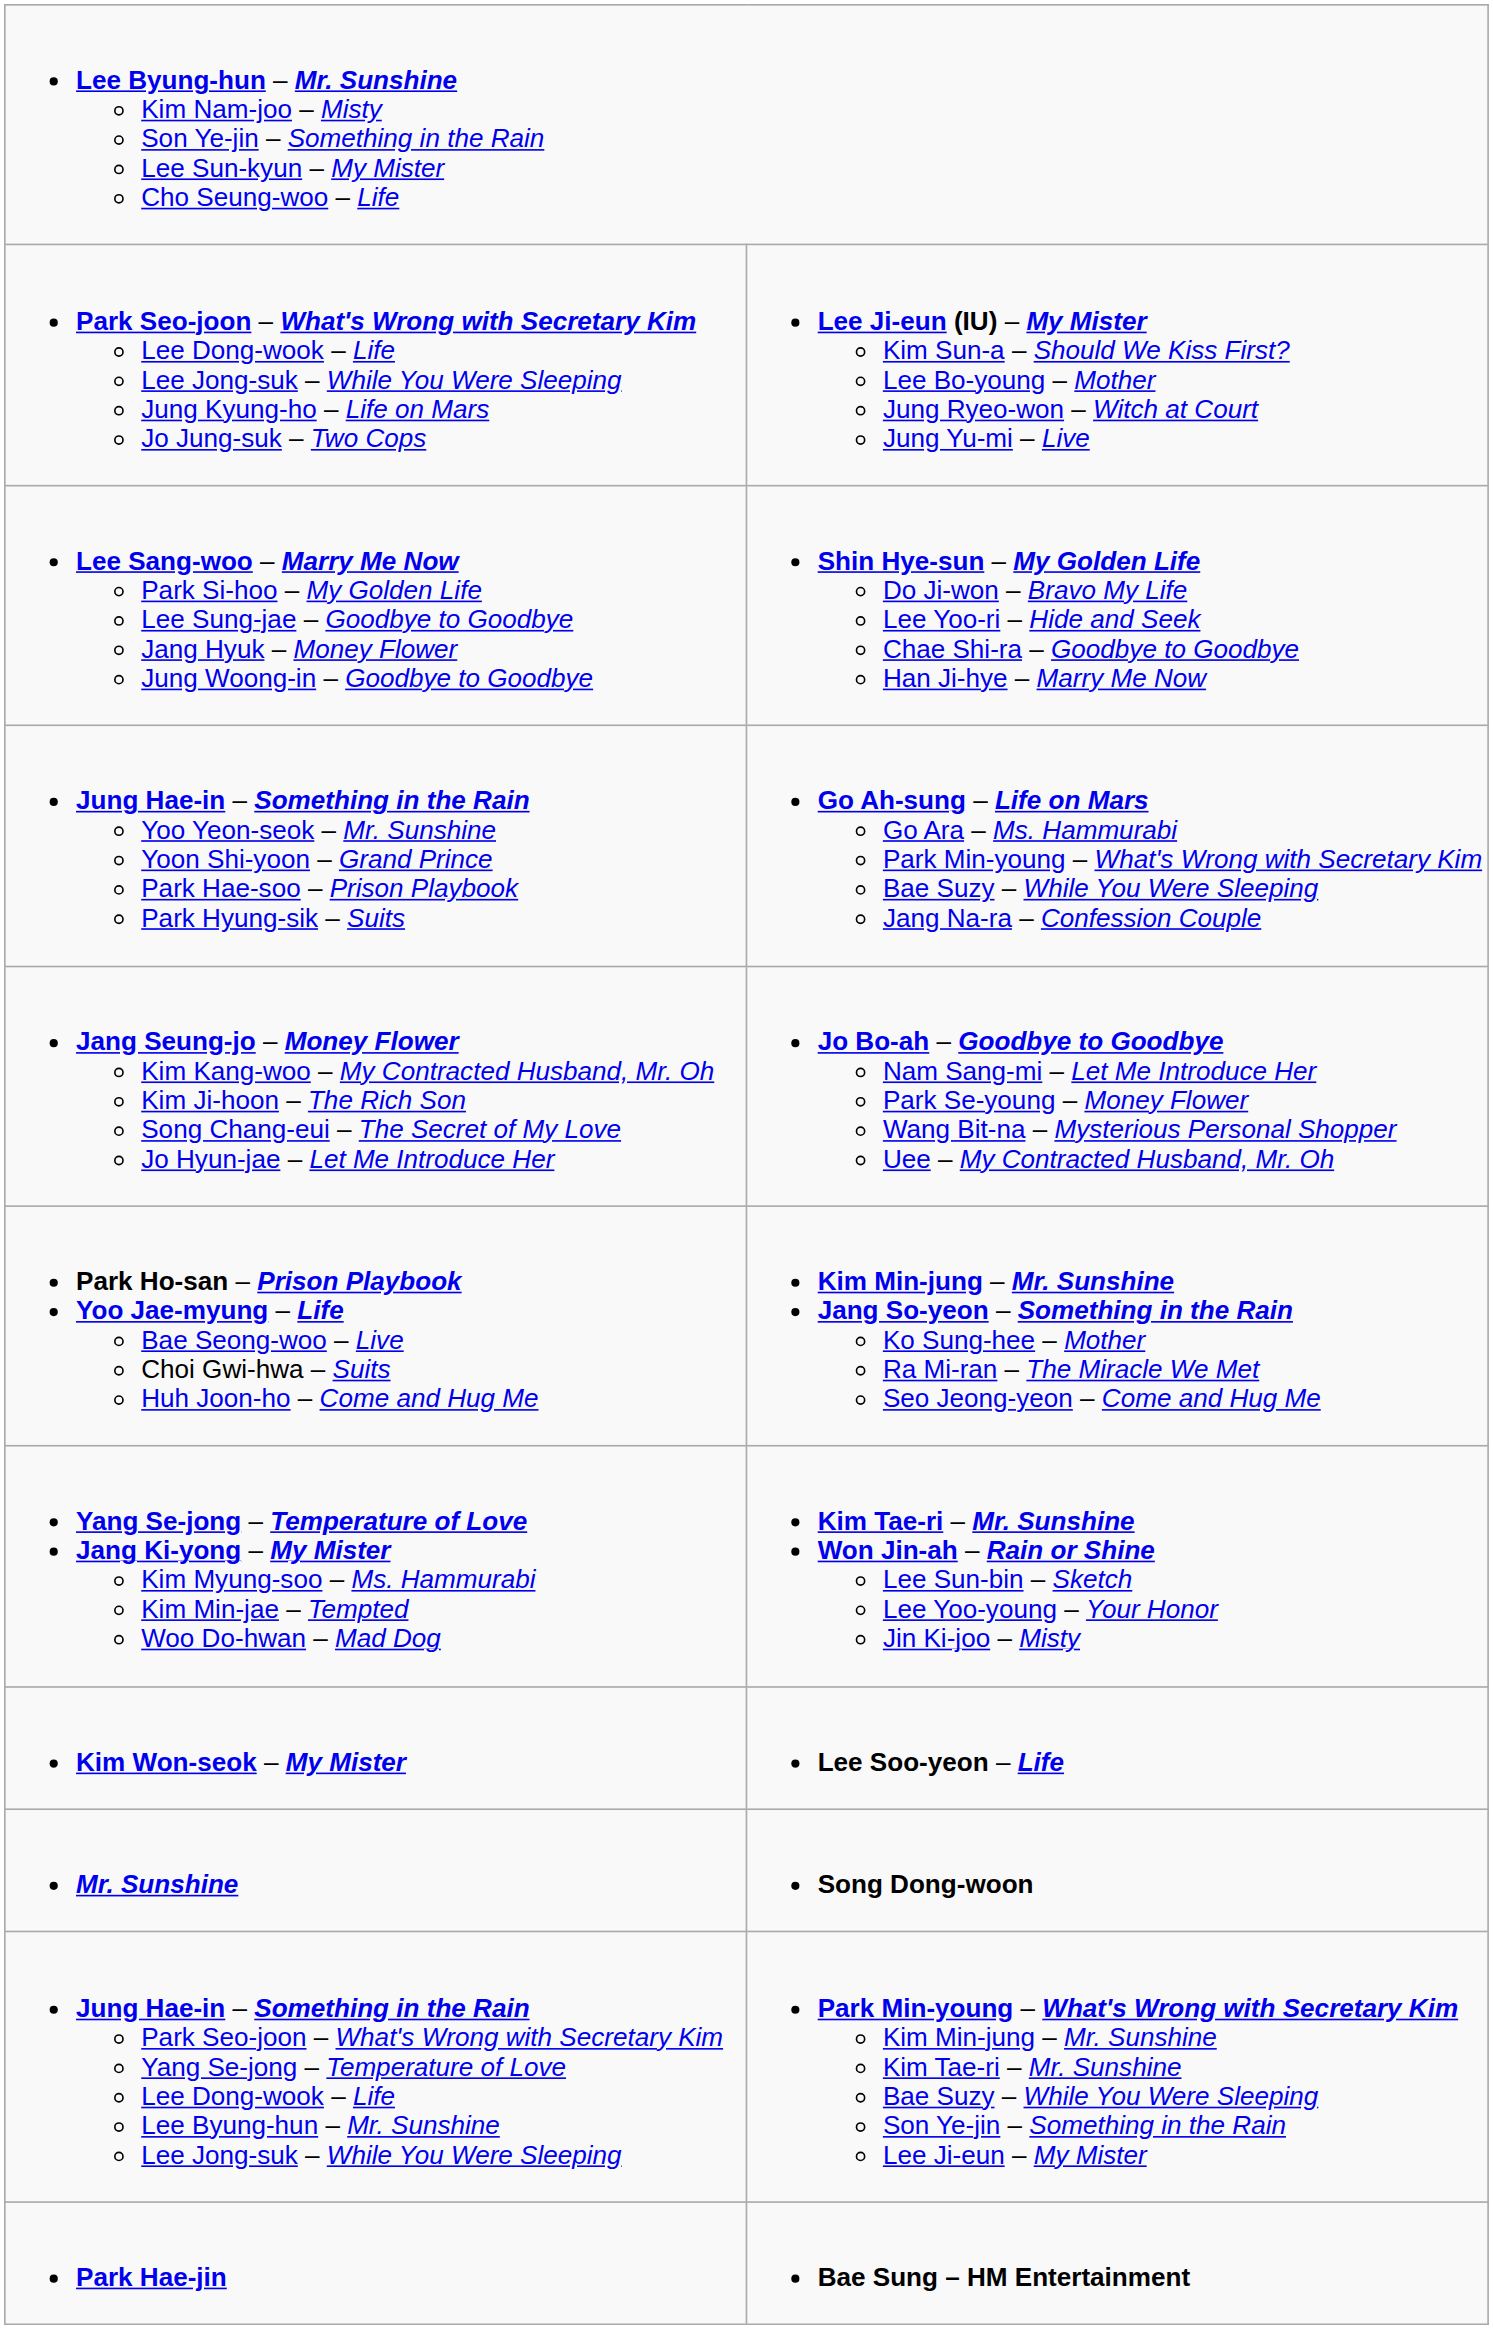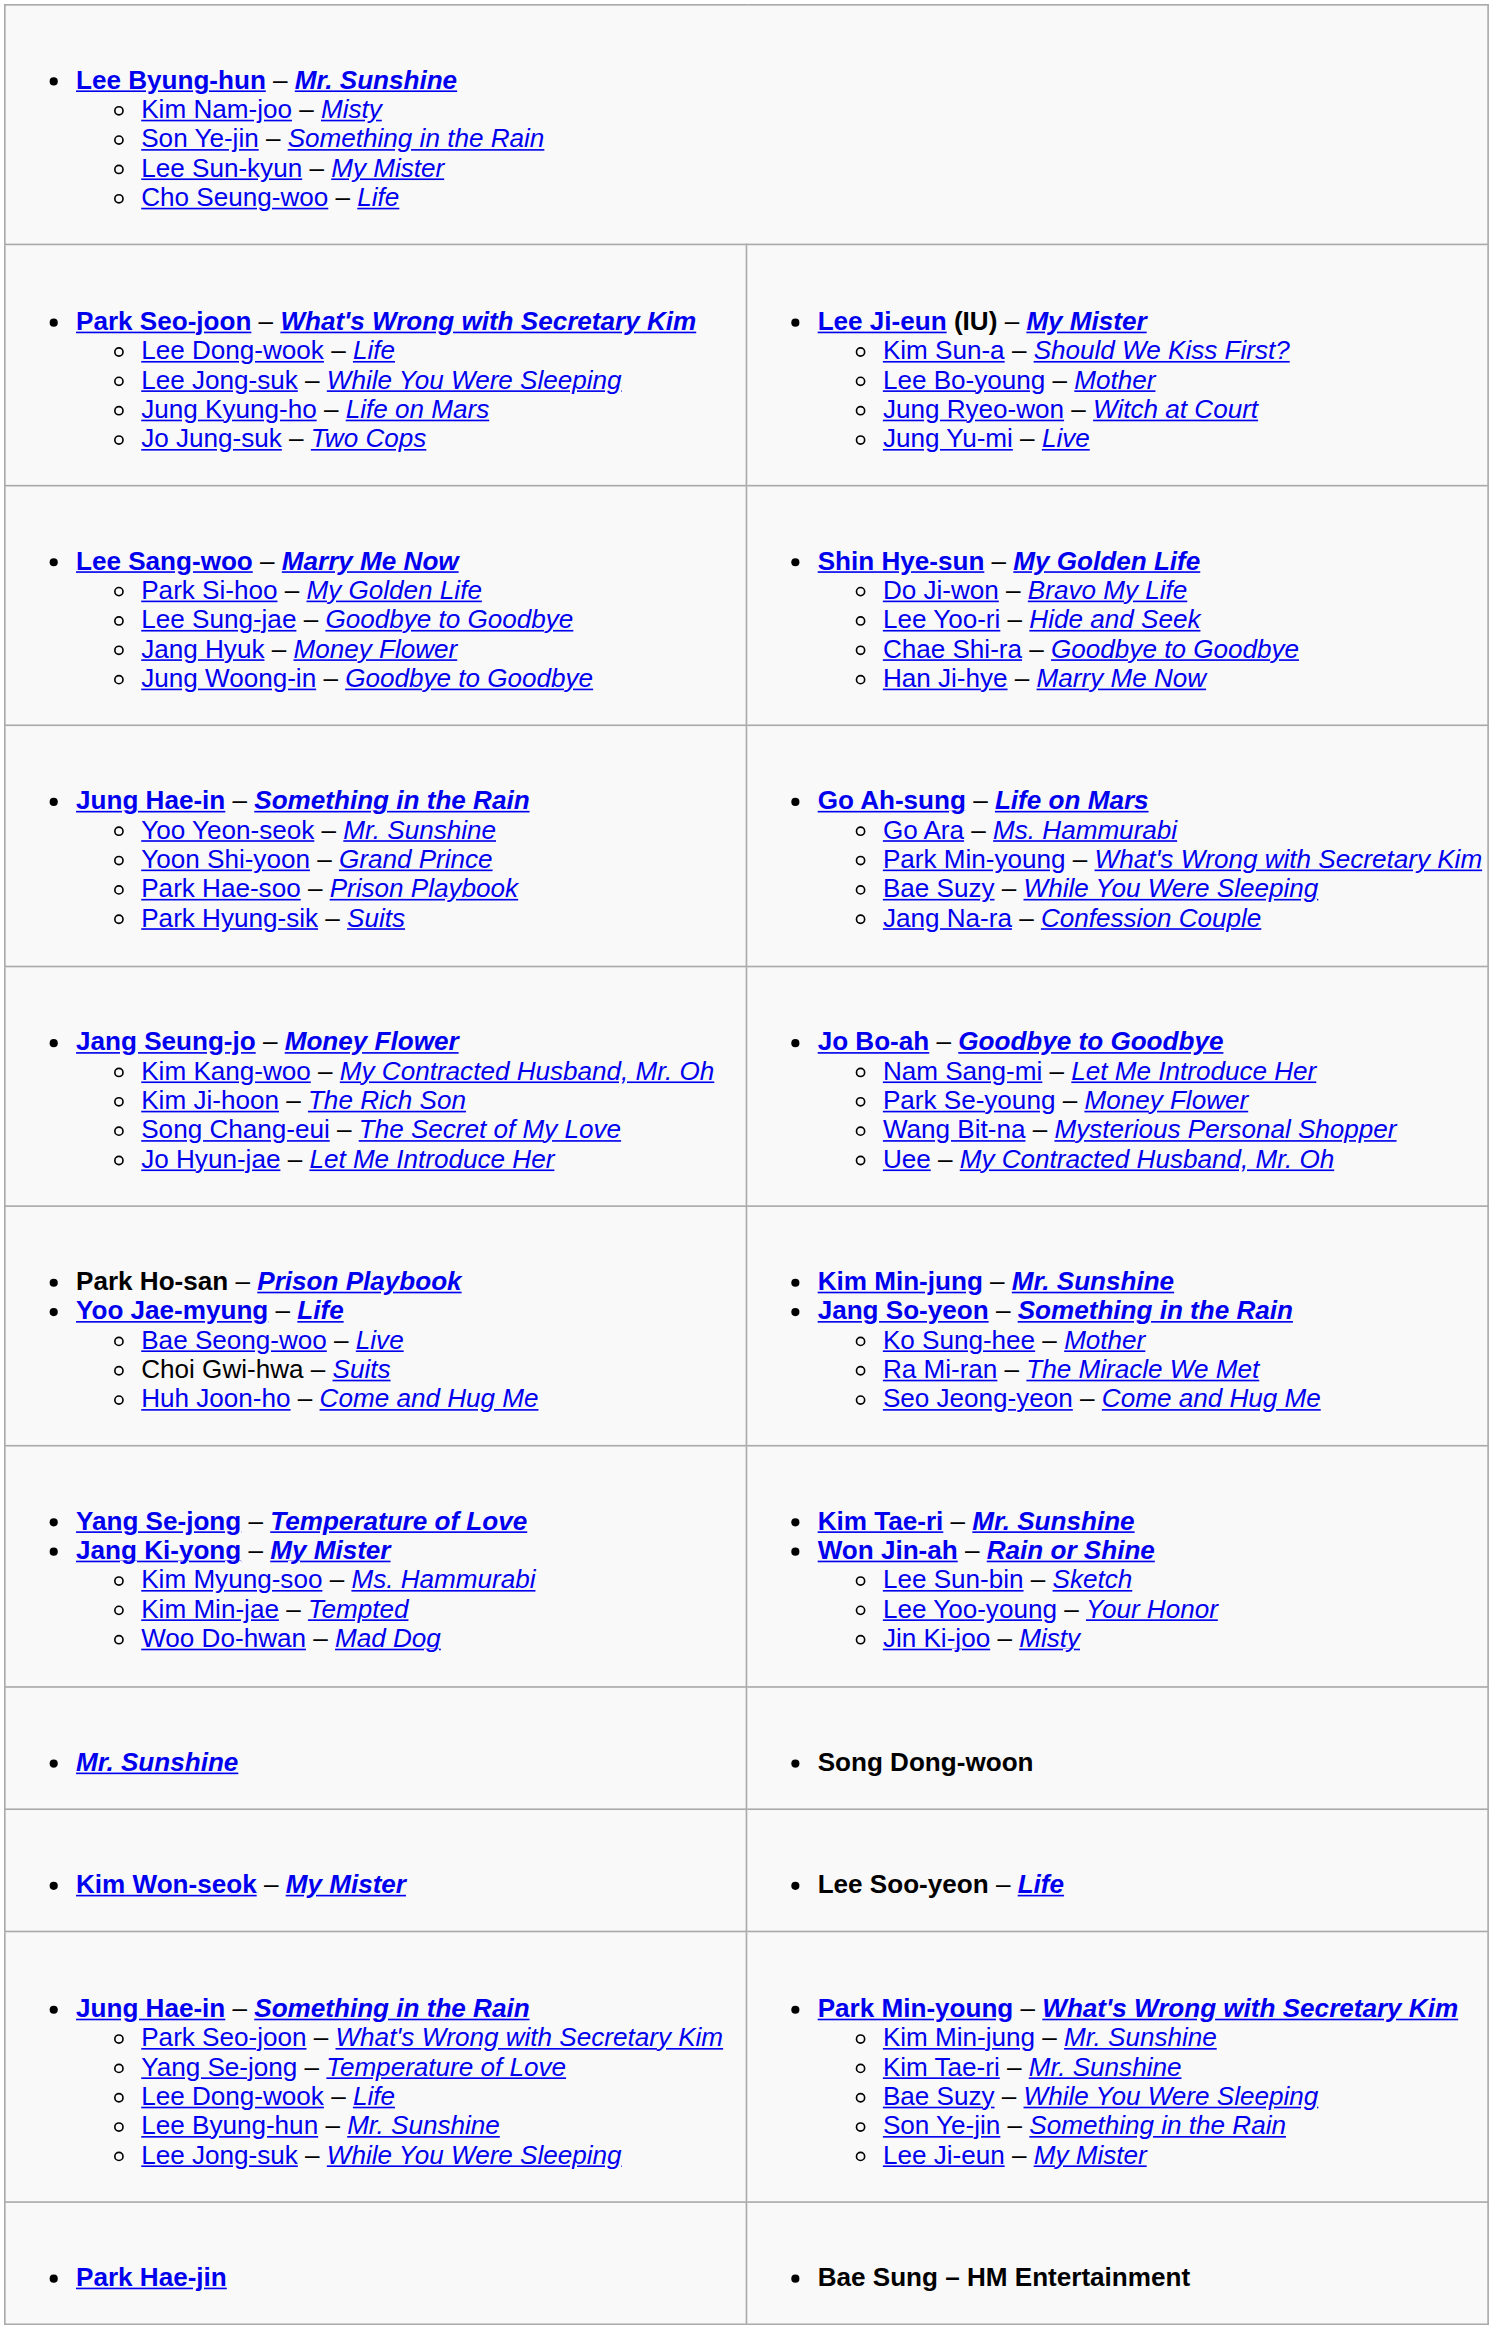rows swapped: (376, 1762) <-> (376, 1885)
